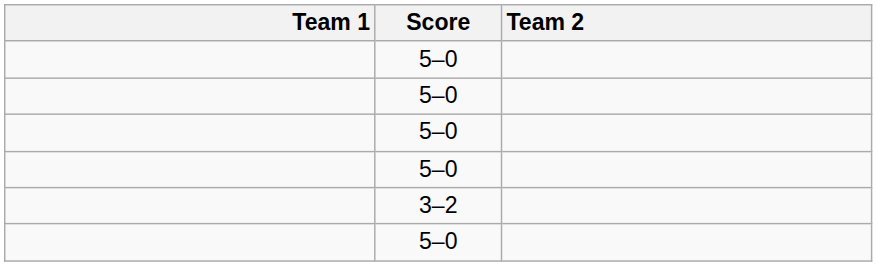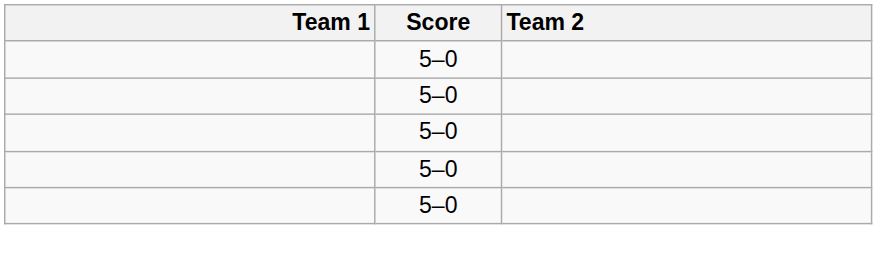- row: (190, 206)
